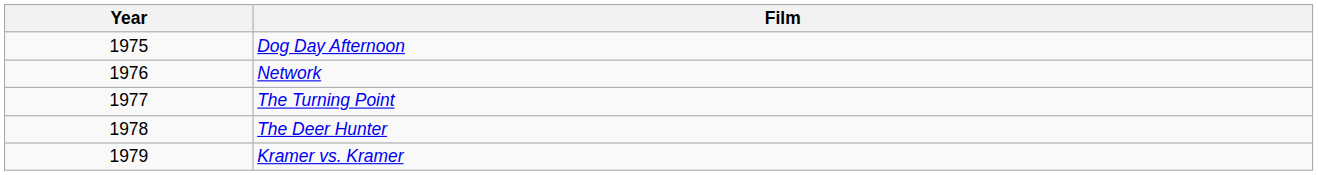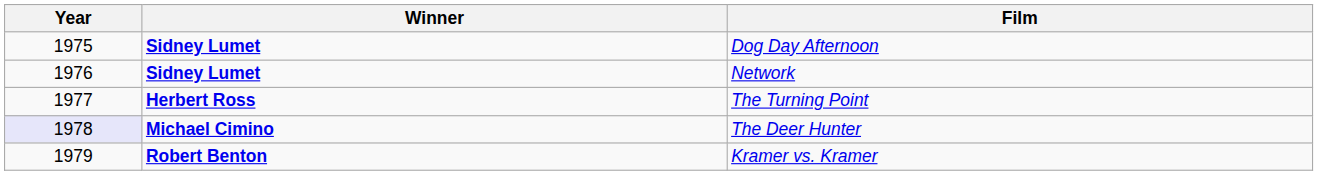+ column: (435, 18)
(129, 128) no background -> (73, 128) lavender background
